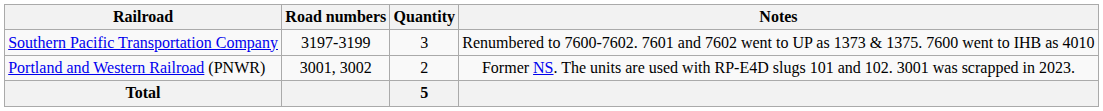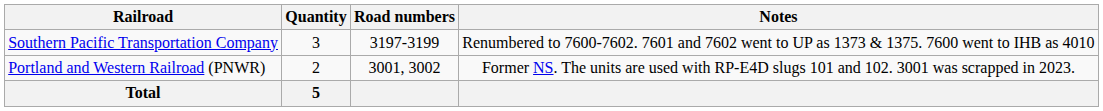columns swapped: (424, 17) <-> (336, 17)
